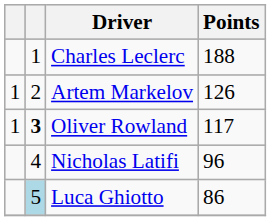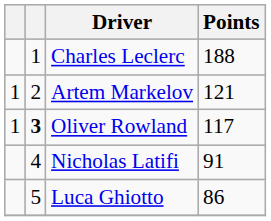(219, 91) 126 -> (219, 91) 121
(214, 161) 96 -> (214, 161) 91
(36, 196) lightblue background -> (36, 196) no background
